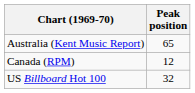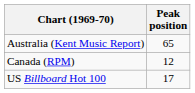(168, 79) 32 -> (168, 79) 17
